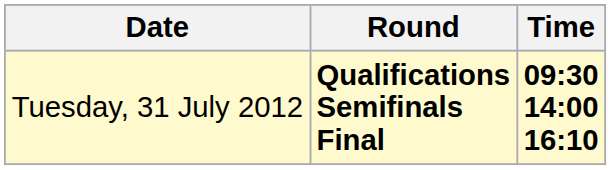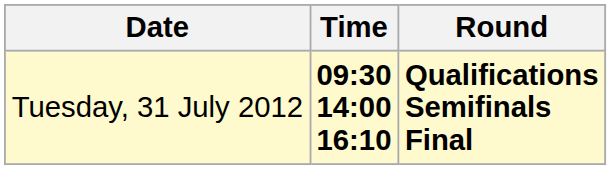columns swapped: (561, 27) <-> (413, 27)
